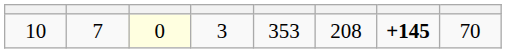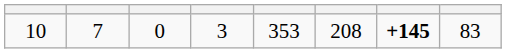(160, 30) lightyellow background -> (160, 30) no background
(470, 30) 70 -> (470, 30) 83
